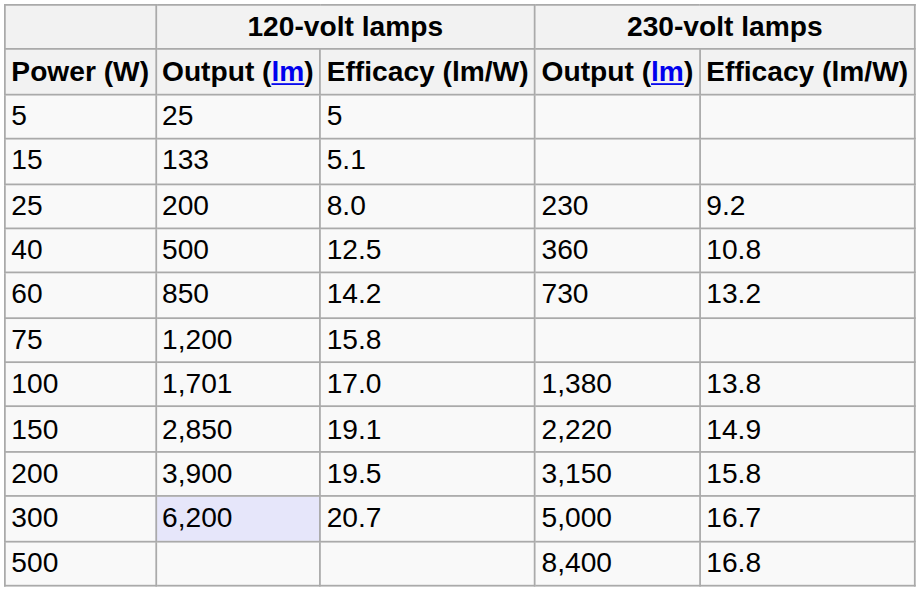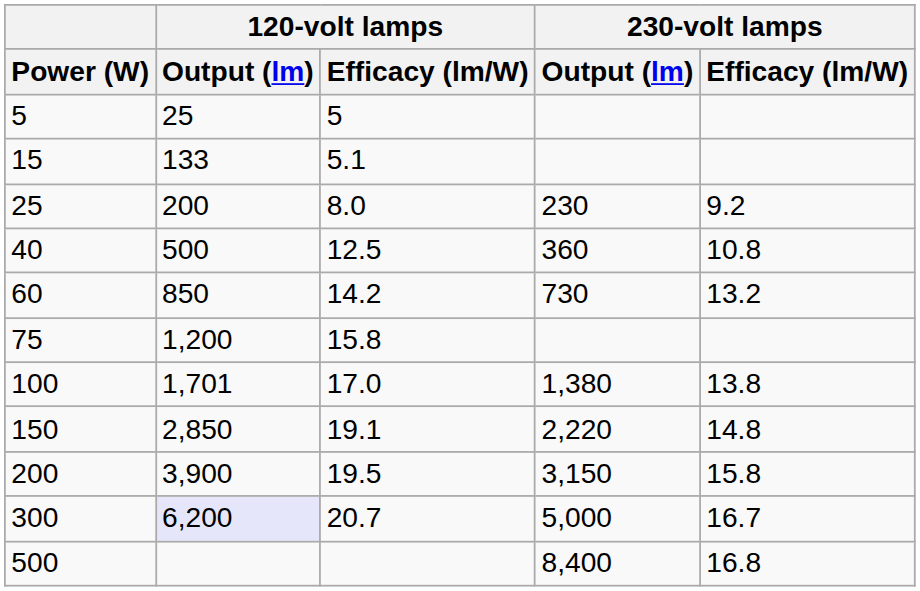(734, 428) 14.9 -> (734, 428) 14.8
